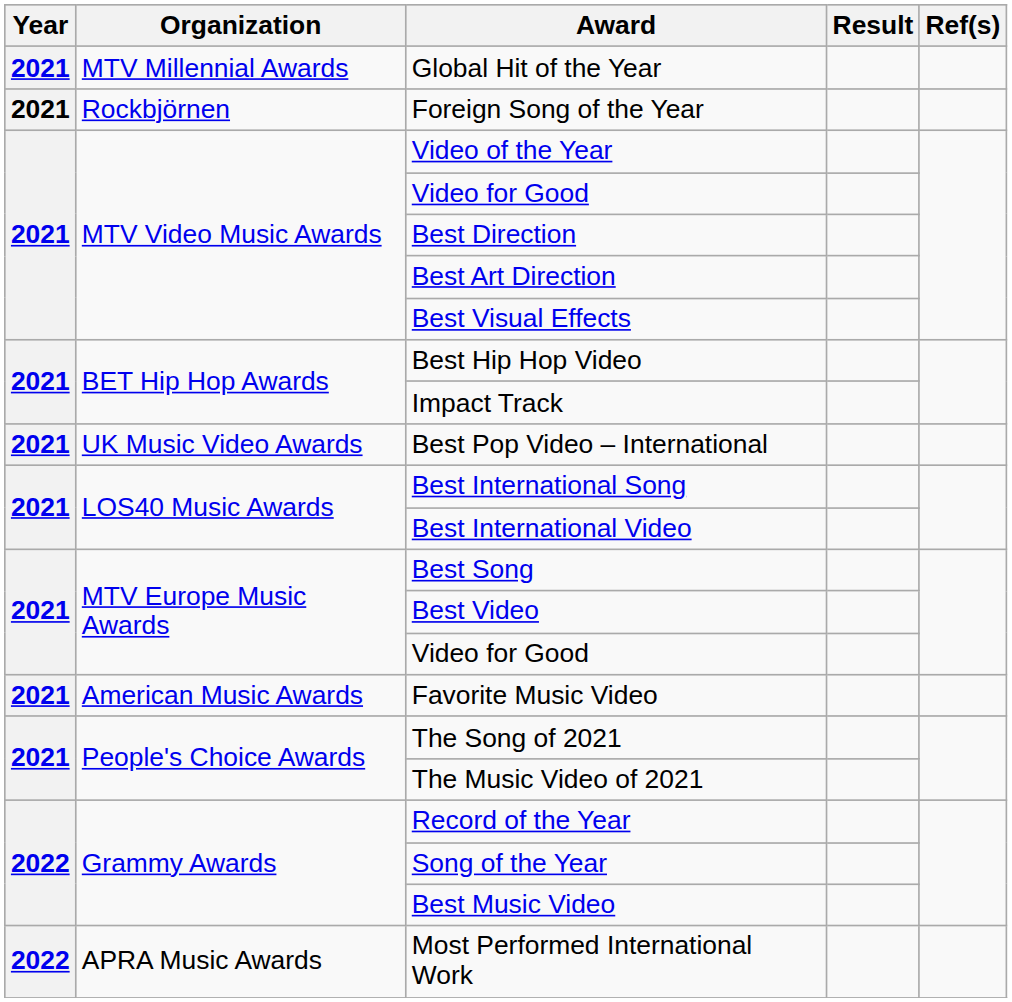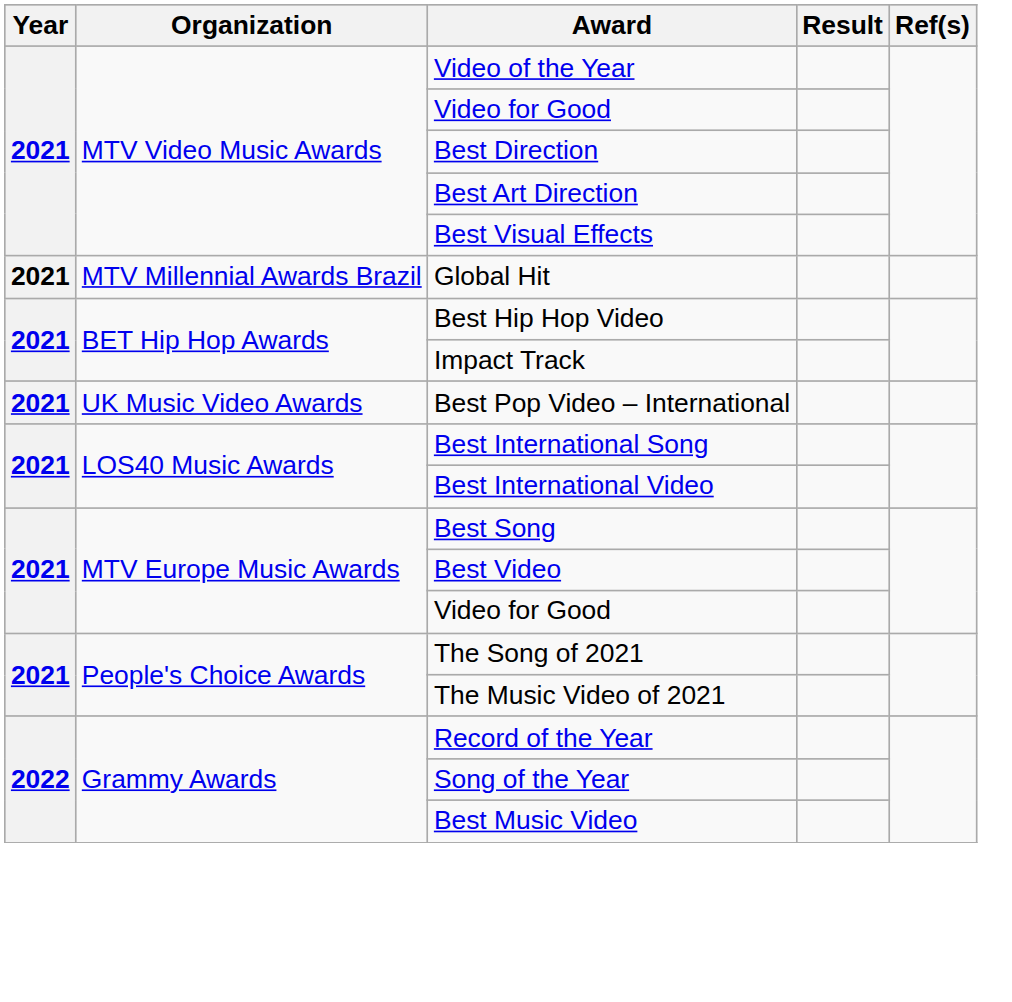- row: (215, 67)
- row: (156, 109)
+ row: (252, 276)
- row: (222, 695)
- row: (202, 961)
